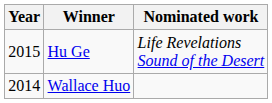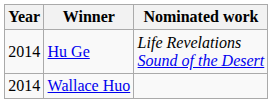(24, 51) 2015 -> (24, 51) 2014
